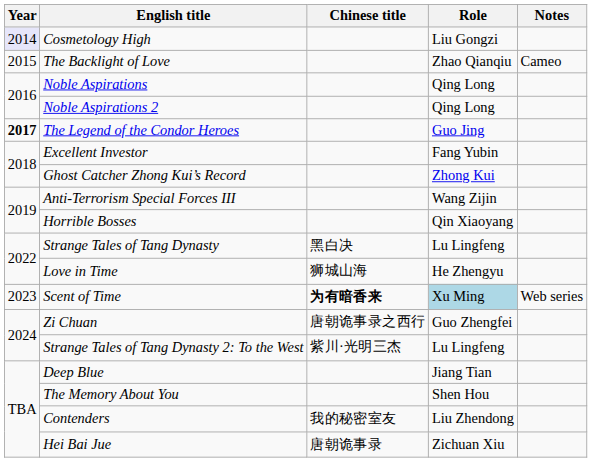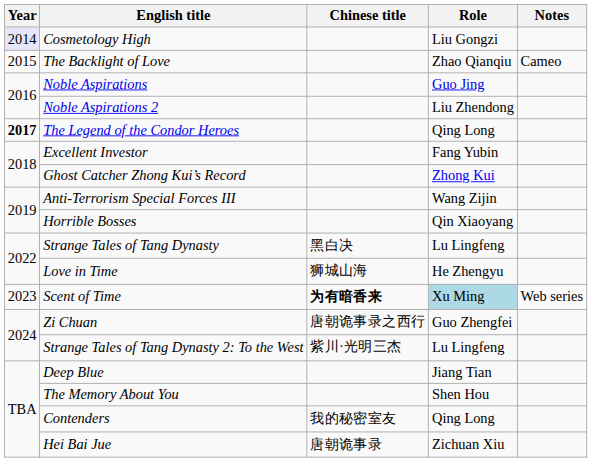(463, 84) Qing Long -> (458, 84) Guo Jing
(463, 107) Qing Long -> (473, 107) Liu Zhendong
(458, 130) Guo Jing -> (463, 130) Qing Long
(473, 419) Liu Zhendong -> (463, 419) Qing Long
